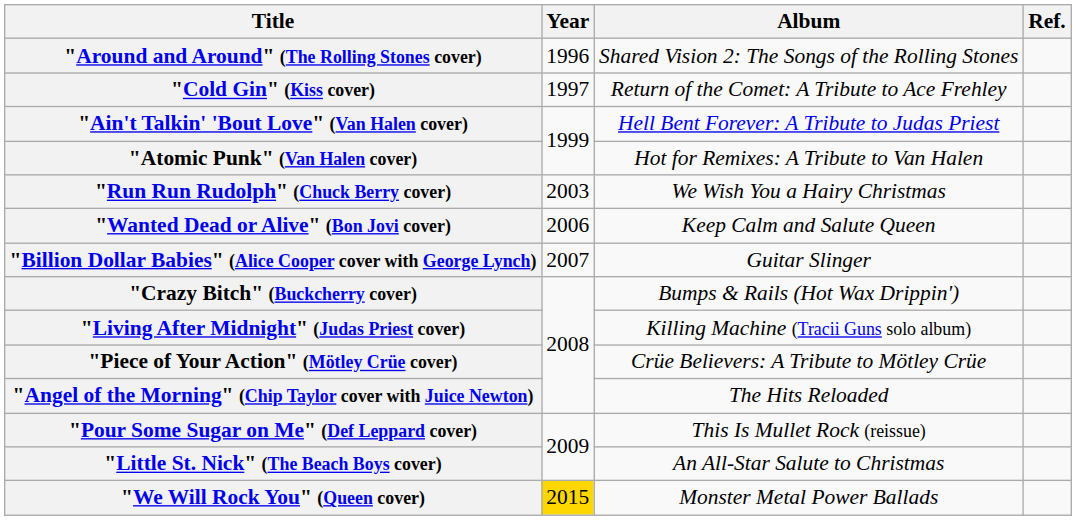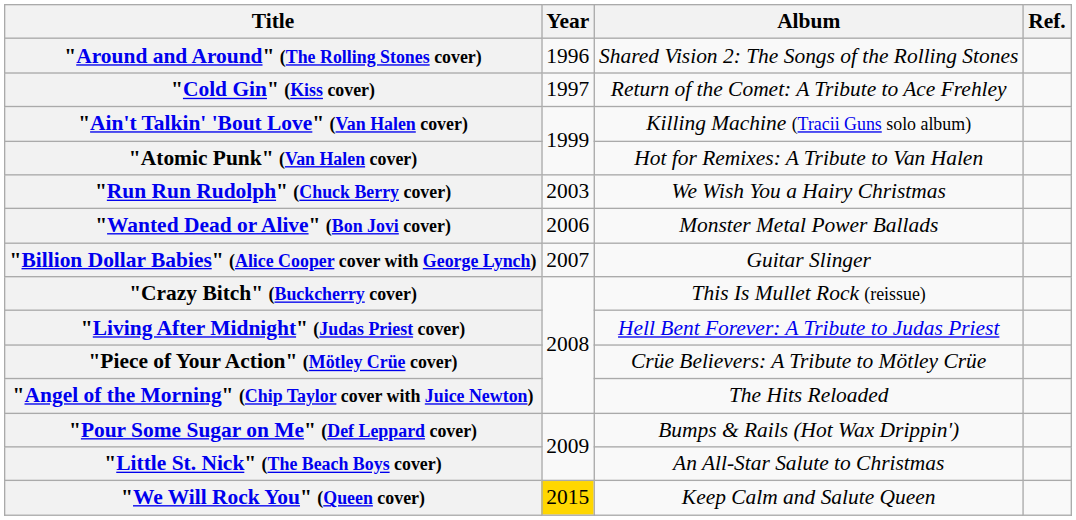(809, 123) Hell Bent Forever: A Tribute to Judas Priest -> (809, 123) Killing Machine (Tracii Guns solo album)
(809, 225) Keep Calm and Salute Queen -> (809, 225) Monster Metal Power Ballads
(809, 293) Bumps & Rails (Hot Wax Drippin') -> (809, 293) This Is Mullet Rock (reissue)
(809, 327) Killing Machine (Tracii Guns solo album) -> (809, 327) Hell Bent Forever: A Tribute to Judas Priest
(809, 429) This Is Mullet Rock (reissue) -> (809, 429) Bumps & Rails (Hot Wax Drippin')
(809, 497) Monster Metal Power Ballads -> (809, 497) Keep Calm and Salute Queen
